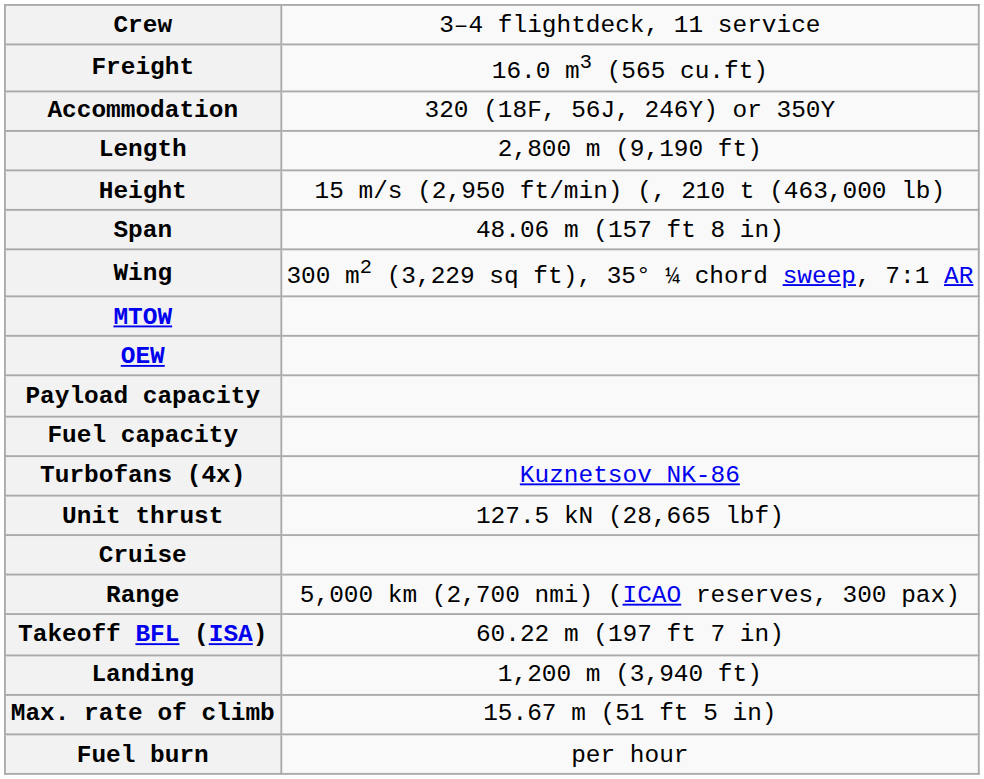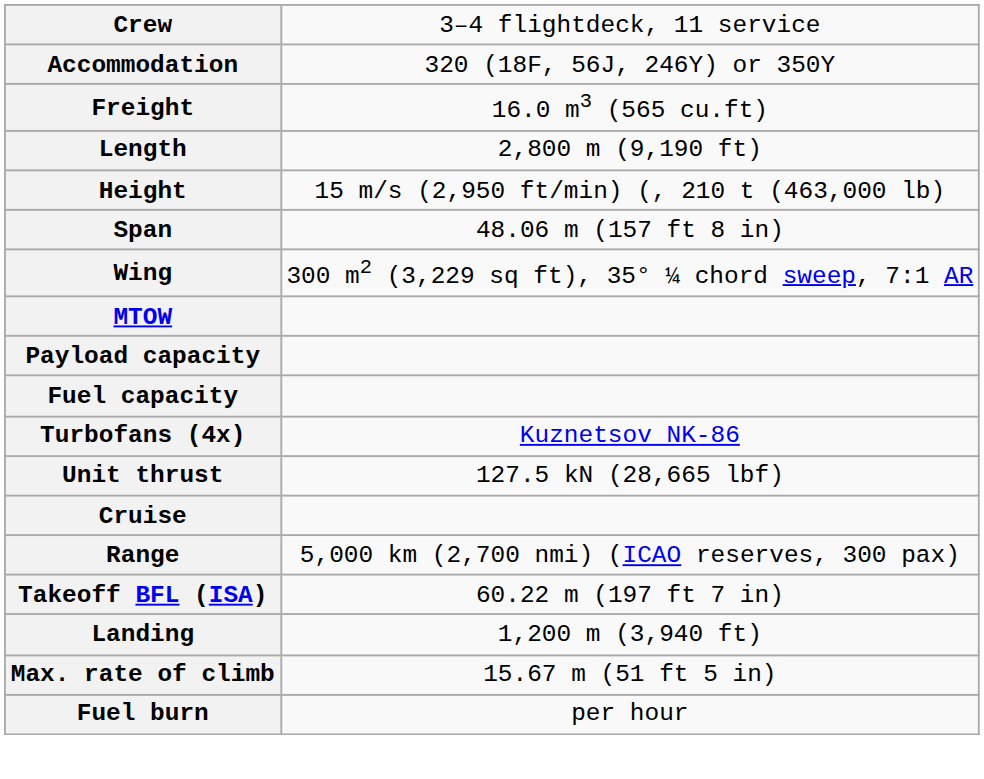rows swapped: (143, 111) <-> (143, 68)
- row: (143, 356)
